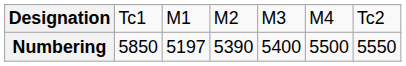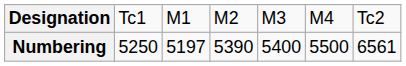(138, 46) 5850 -> (138, 46) 5250
(377, 46) 5550 -> (377, 46) 6561
